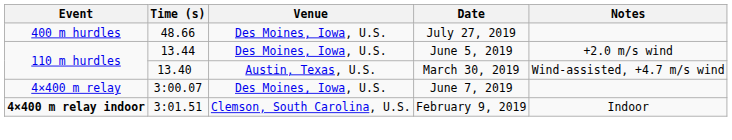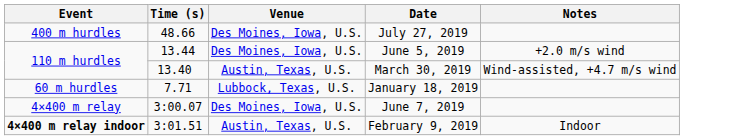+ row: (423, 88)
(311, 107) Clemson, South Carolina, U.S. -> (287, 126) Austin, Texas, U.S.
